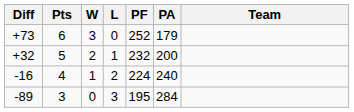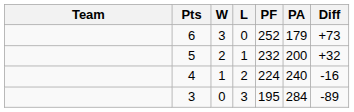columns swapped: (265, 14) <-> (24, 14)
